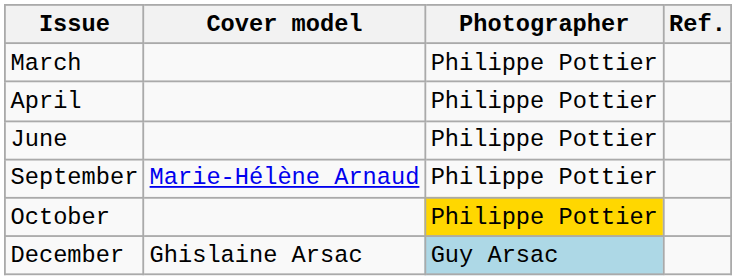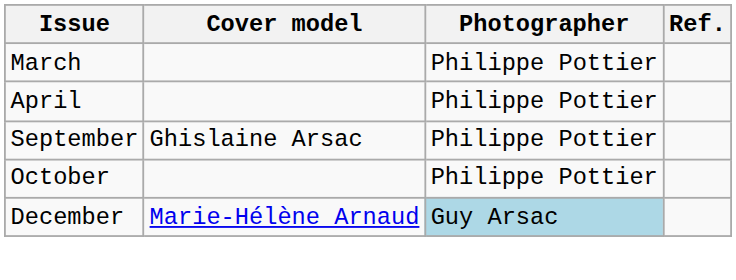- row: (39, 140)
(284, 178) Marie-Hélène Arnaud -> (256, 140) Ghislaine Arsac
(544, 217) gold background -> (544, 178) no background
(256, 256) Ghislaine Arsac -> (284, 217) Marie-Hélène Arnaud
